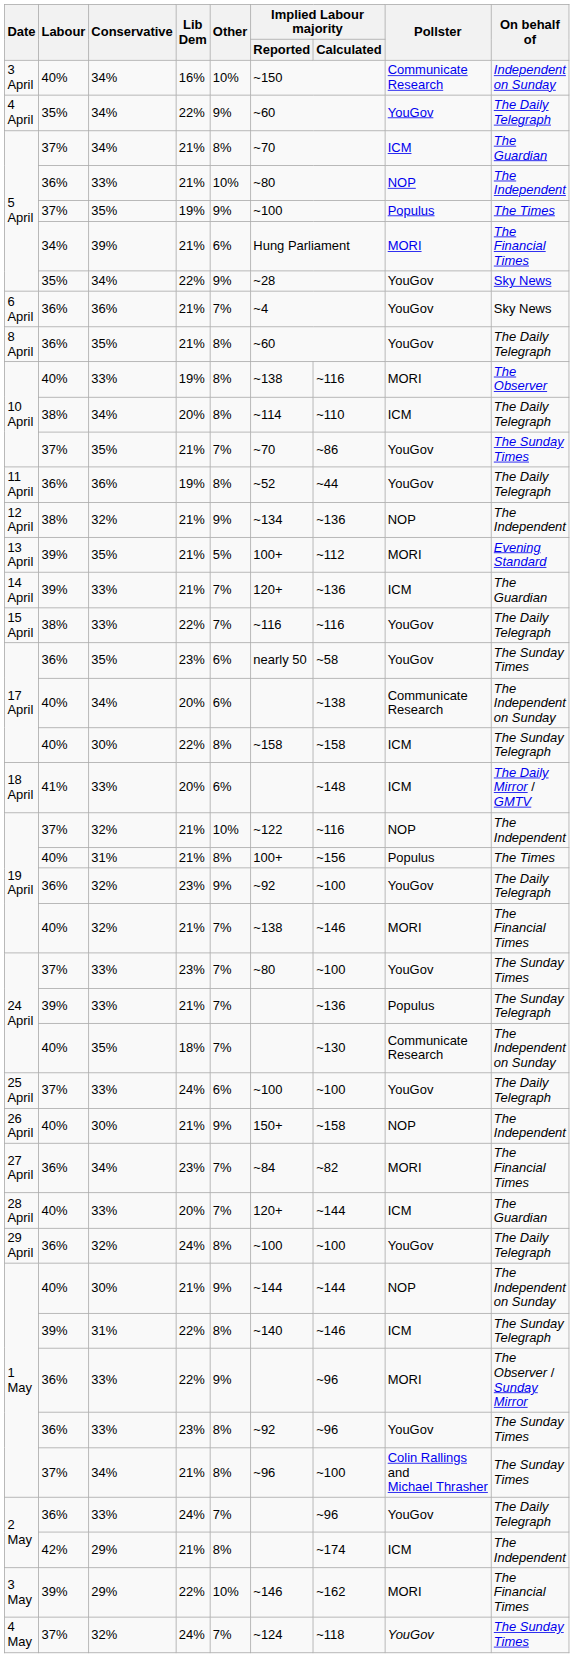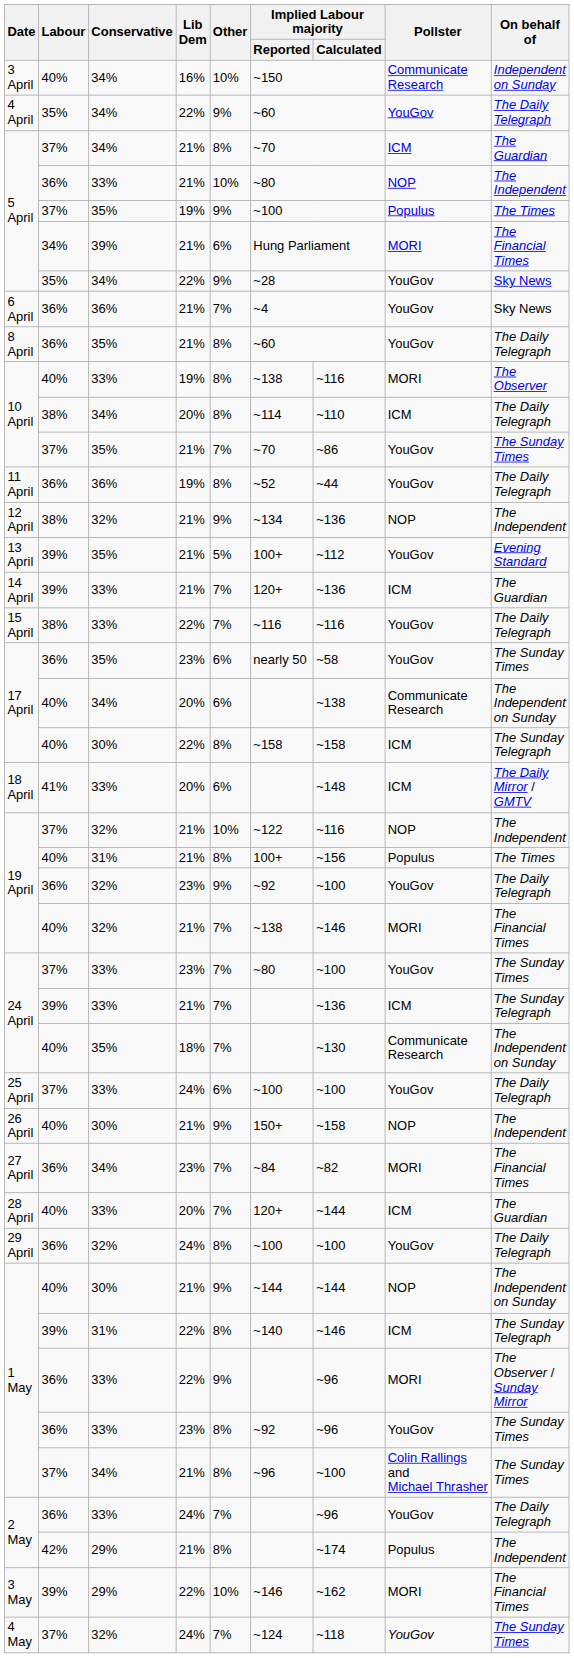(405, 555) MORI -> (411, 555) YouGov
(411, 1005) Populus -> (400, 1005) ICM
(400, 1550) ICM -> (411, 1550) Populus
